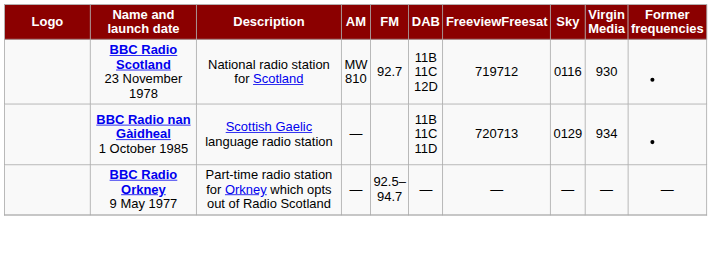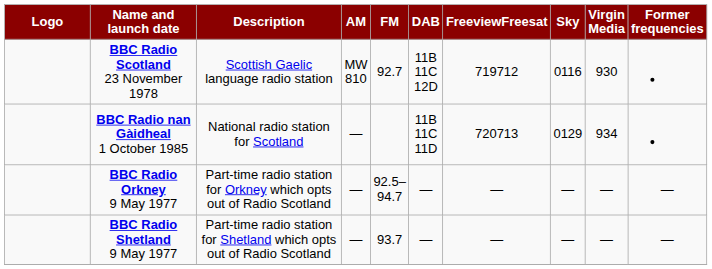(269, 71) National radio station for Scotland -> (269, 71) Scottish Gaelic language radio station
(269, 134) Scottish Gaelic language radio station -> (269, 134) National radio station for Scotland
+ row: (143, 239)
